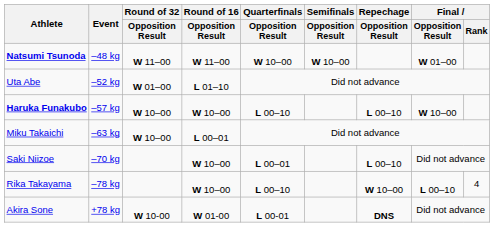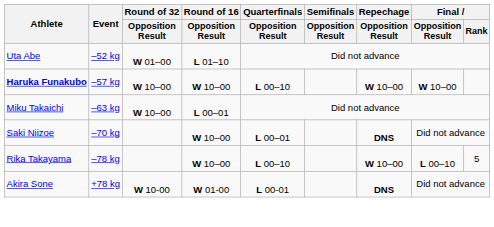- row: (46, 57)
(384, 113) L 00–10 -> (384, 87) W 10–00
(384, 164) L 00–10 -> (384, 139) DNS
(477, 184) 4 -> (477, 159) 5
